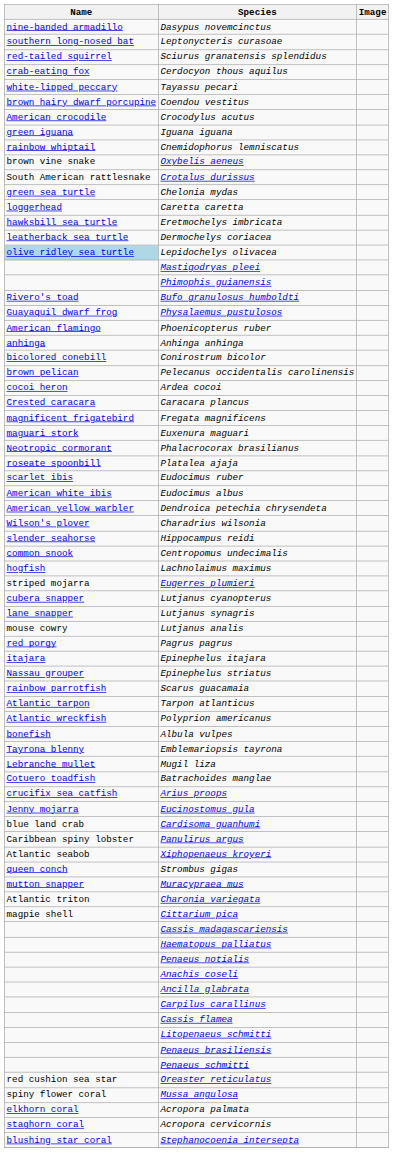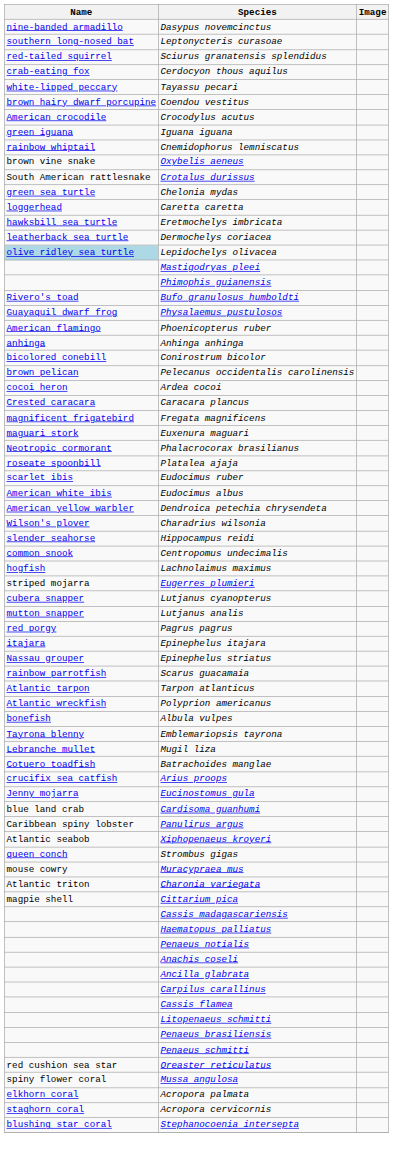- row: (208, 614)
(37, 629) mouse cowry -> (45, 614) mutton snapper
(45, 884) mutton snapper -> (37, 869) mouse cowry
